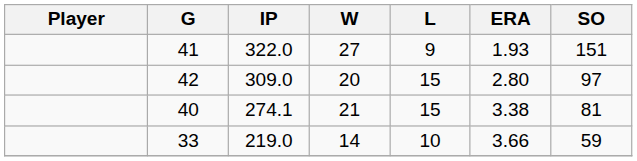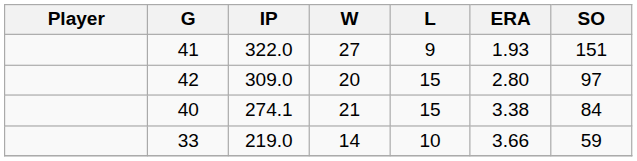(591, 110) 81 -> (591, 110) 84
